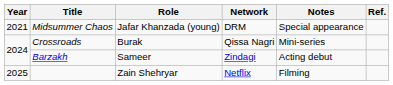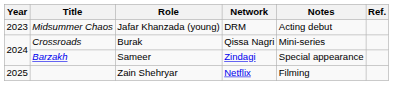(17, 27) 2021 -> (17, 27) 2023
(321, 27) Special appearance -> (305, 27) Acting debut
(305, 57) Acting debut -> (321, 57) Special appearance
